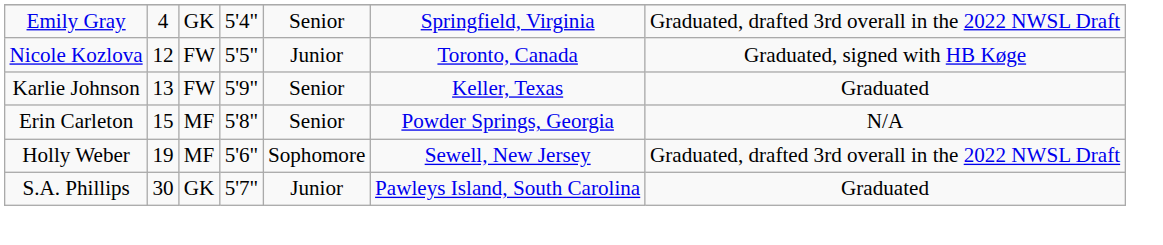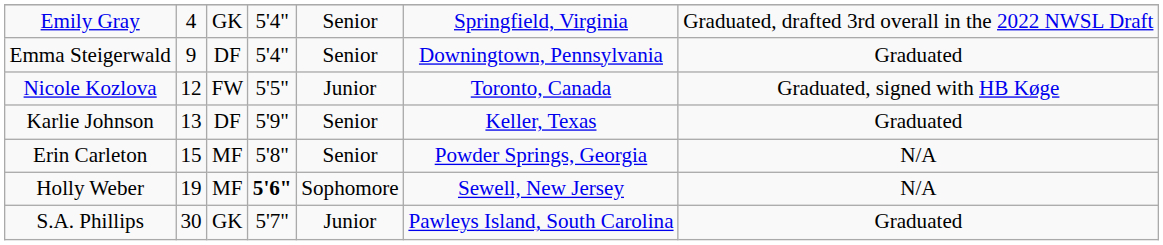+ row: (90, 54)
(199, 88) FW -> (227, 121) DF
(241, 155) normal -> (272, 188) bold
(885, 155) Graduated, drafted 3rd overall in the 2022 NWSL Draft -> (918, 188) N/A
